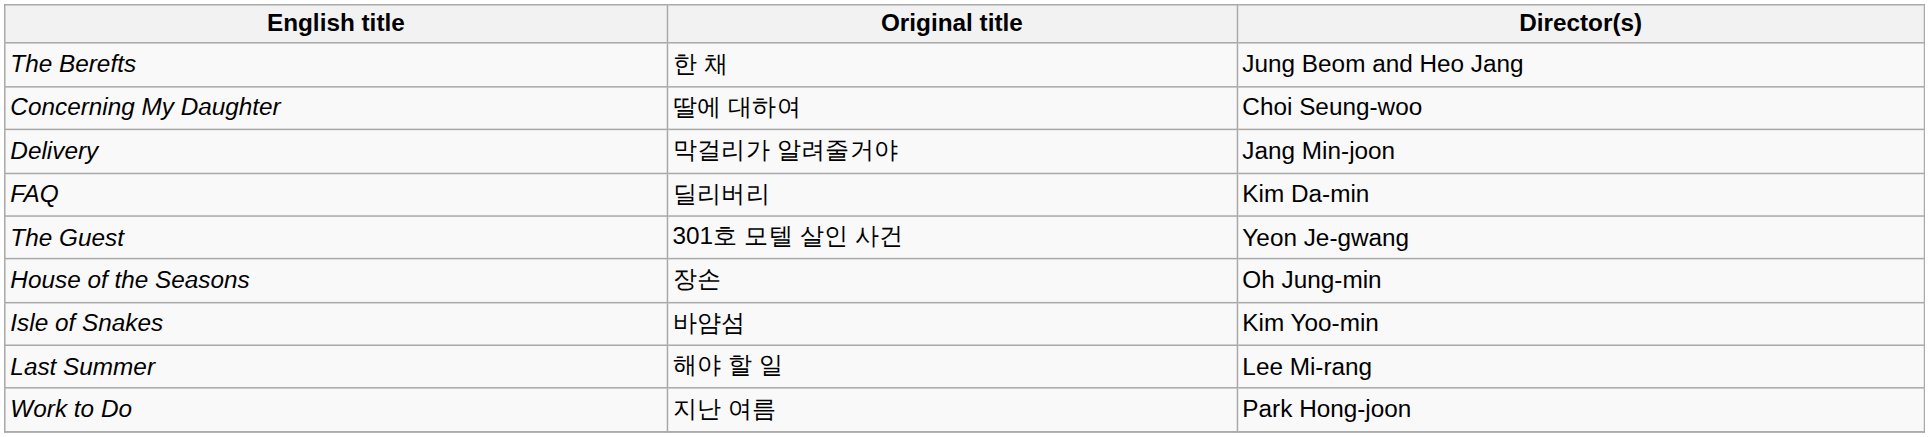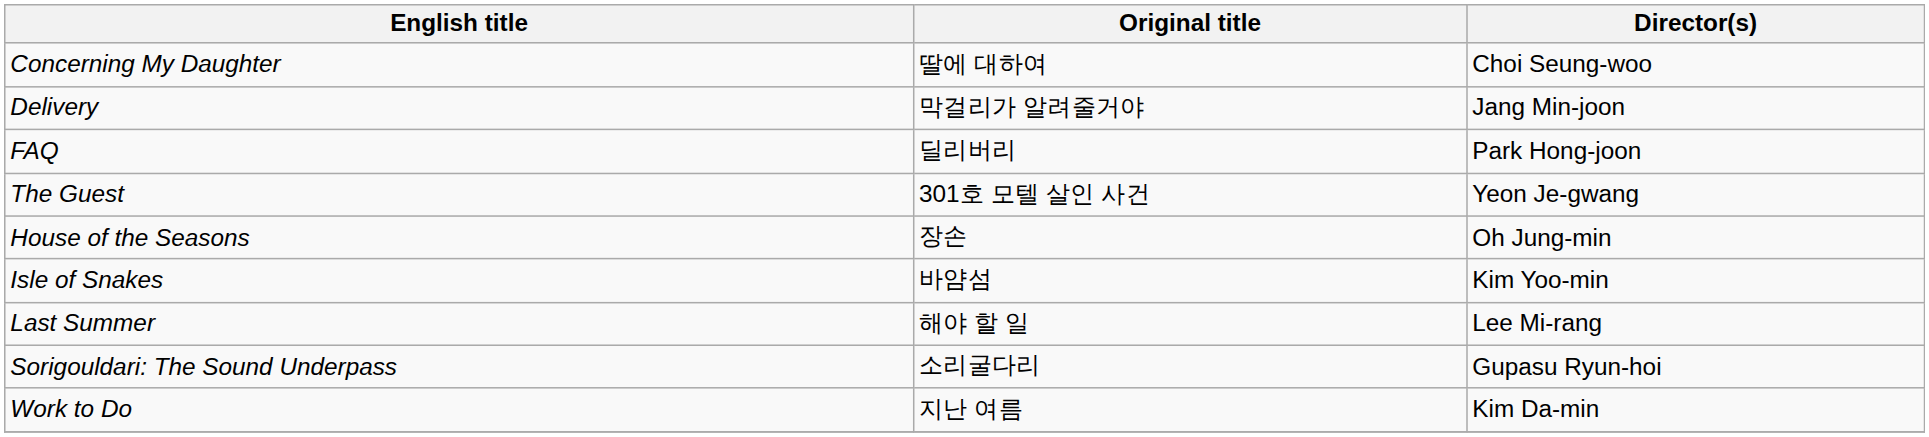- row: (73, 64)
(1306, 194) Kim Da-min -> (1557, 150) Park Hong-joon
+ row: (204, 366)
(1327, 409) Park Hong-joon -> (1536, 409) Kim Da-min
